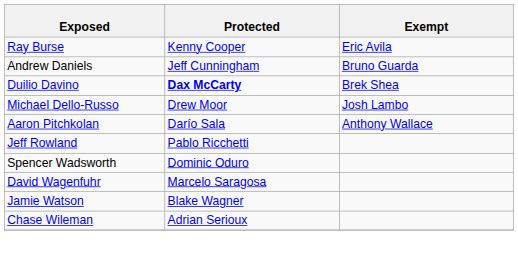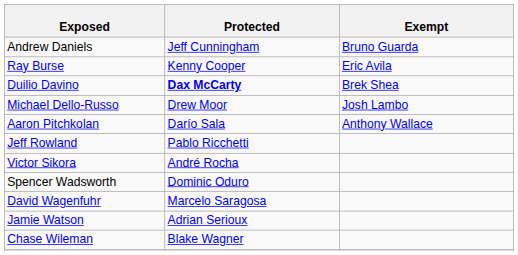rows swapped: (36, 47) <-> (50, 66)
+ row: (42, 162)
(206, 201) Blake Wagner -> (207, 220) Adrian Serioux
(207, 220) Adrian Serioux -> (206, 239) Blake Wagner
